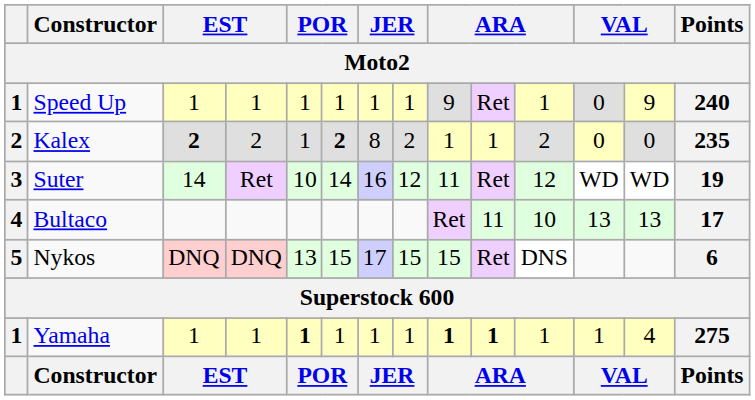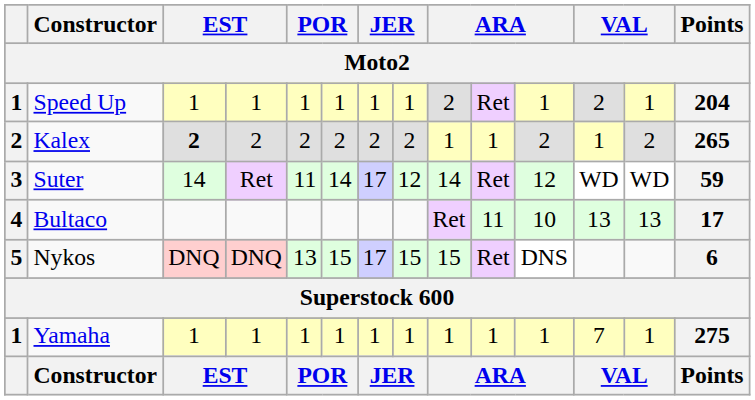(449, 101) 9 -> (449, 101) 2
(599, 101) 0 -> (599, 101) 2
(650, 101) 9 -> (650, 101) 1
(712, 101) 240 -> (712, 101) 204
(305, 140) 1 -> (305, 140) 2
(340, 140) bold -> (340, 140) normal
(375, 140) 8 -> (375, 140) 2
(599, 140) 0 -> (599, 140) 1
(650, 140) 0 -> (650, 140) 2
(712, 140) 235 -> (712, 140) 265
(305, 179) 10 -> (305, 179) 11
(375, 179) 16 -> (375, 179) 17
(449, 179) 11 -> (449, 179) 14
(712, 179) 19 -> (712, 179) 59
(305, 335) bold -> (305, 335) normal
(449, 335) bold -> (449, 335) normal
(493, 335) bold -> (493, 335) normal
(599, 335) 1 -> (599, 335) 7
(650, 335) 4 -> (650, 335) 1
